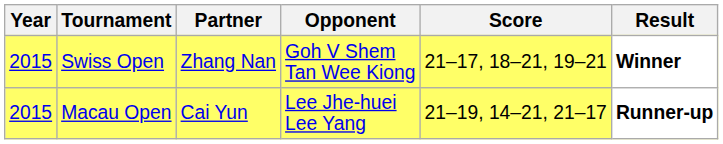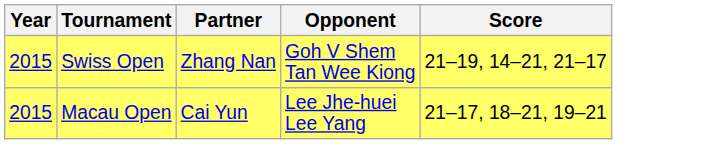- column: (665, 20)
(516, 62) 21–17, 18–21, 19–21 -> (516, 62) 21–19, 14–21, 21–17
(516, 113) 21–19, 14–21, 21–17 -> (516, 113) 21–17, 18–21, 19–21
